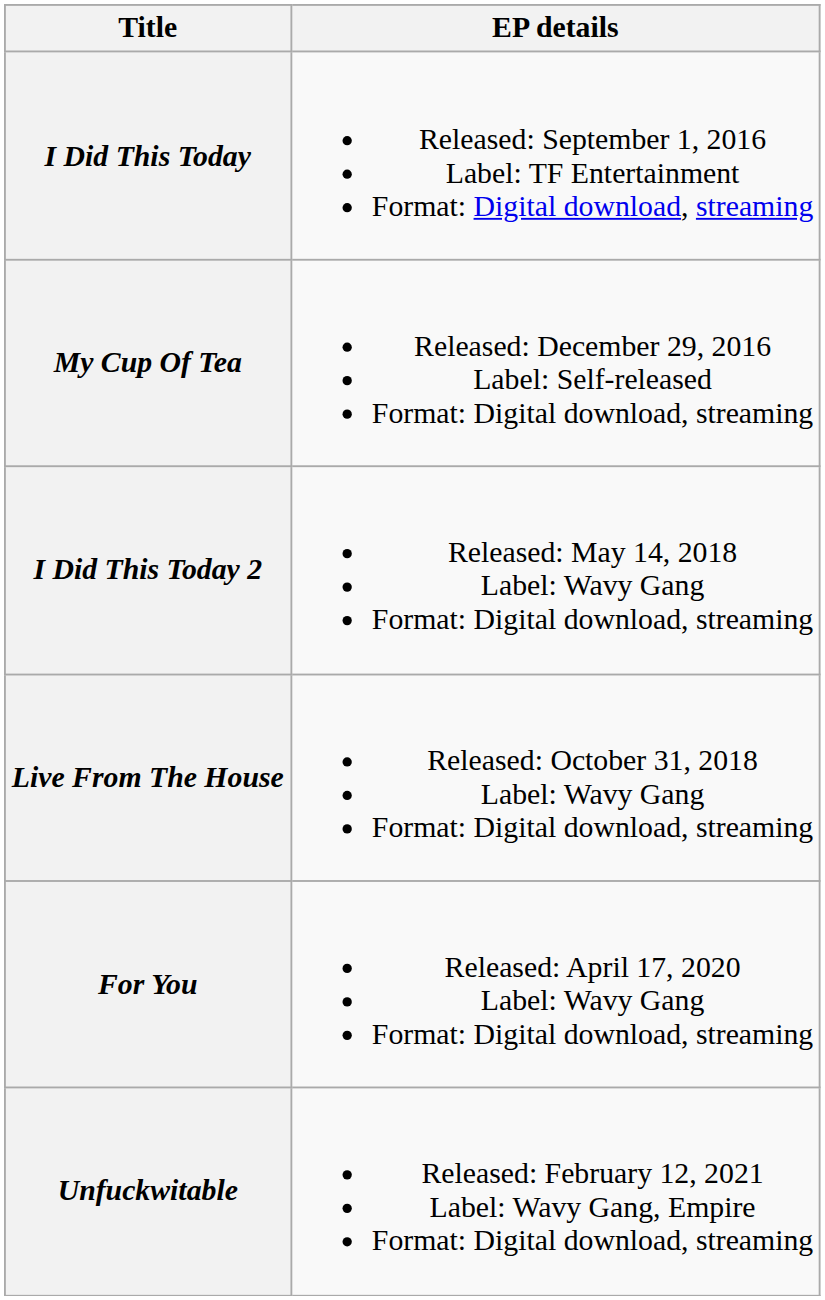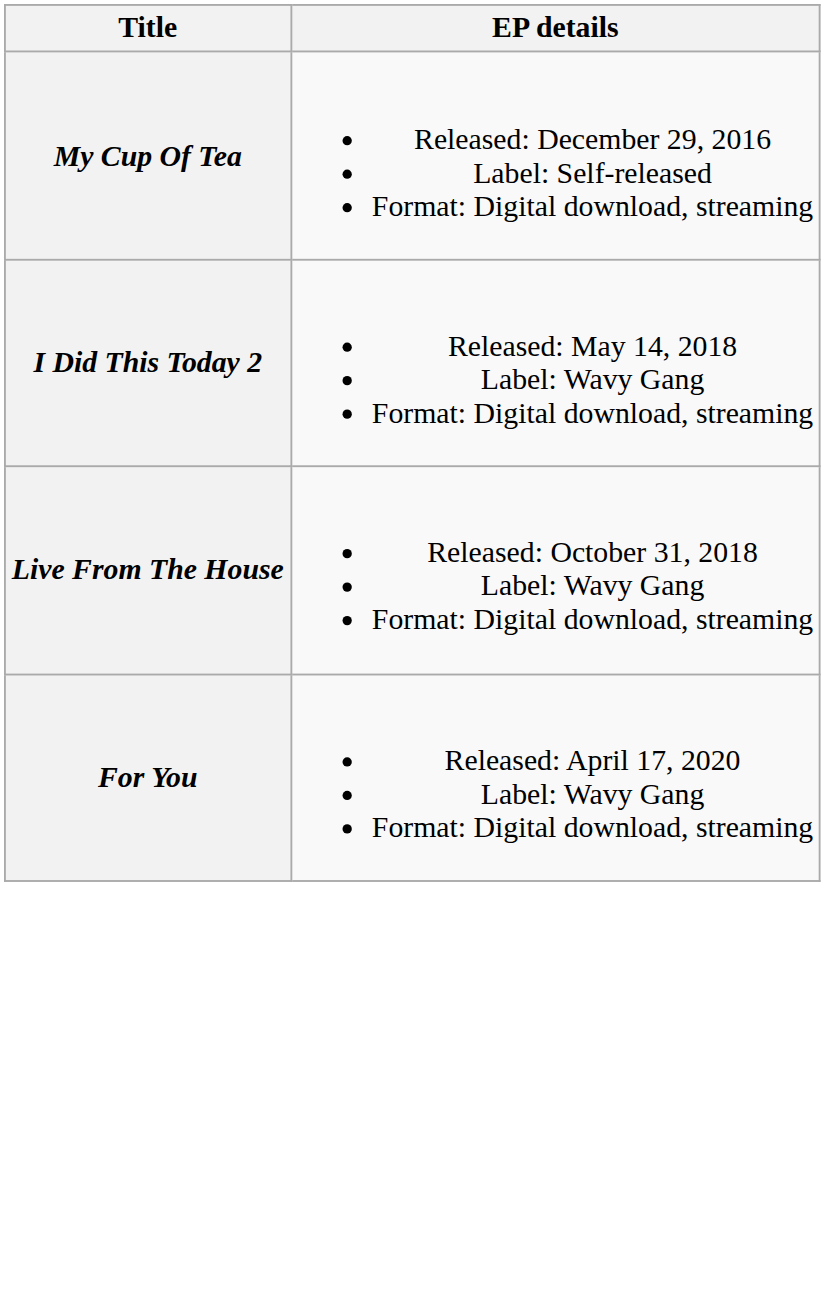- row: (148, 155)
- row: (148, 1191)
